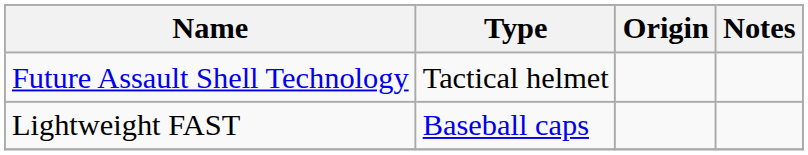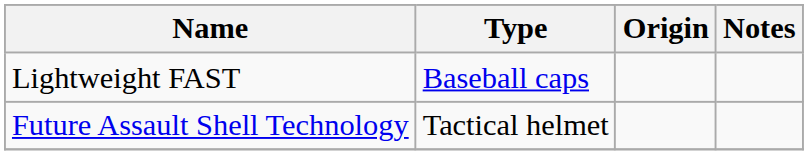rows swapped: (210, 76) <-> (126, 125)
